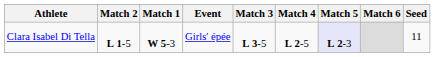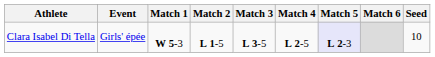columns swapped: (208, 13) <-> (119, 13)
(416, 37) 11 -> (416, 37) 10
